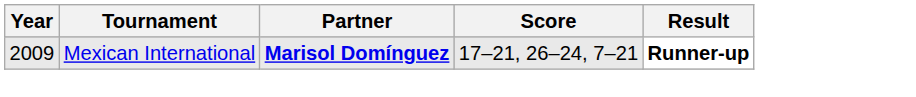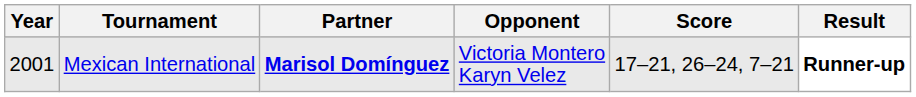+ column: (532, 21)
(32, 53) 2009 -> (32, 64) 2001
